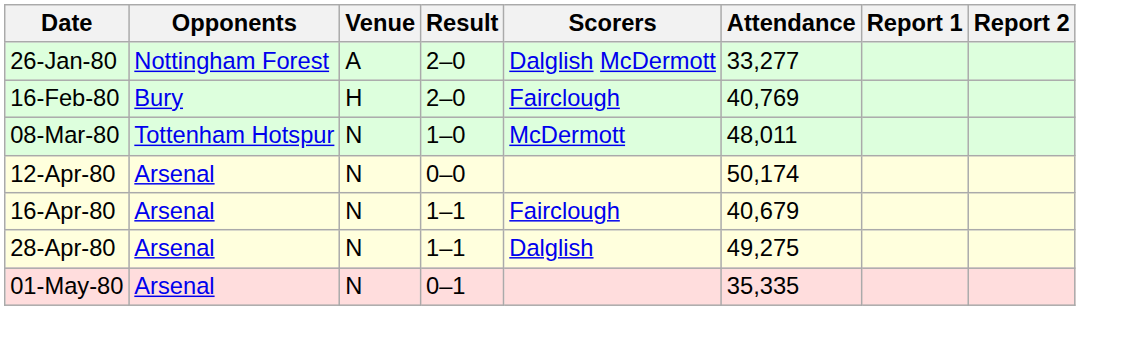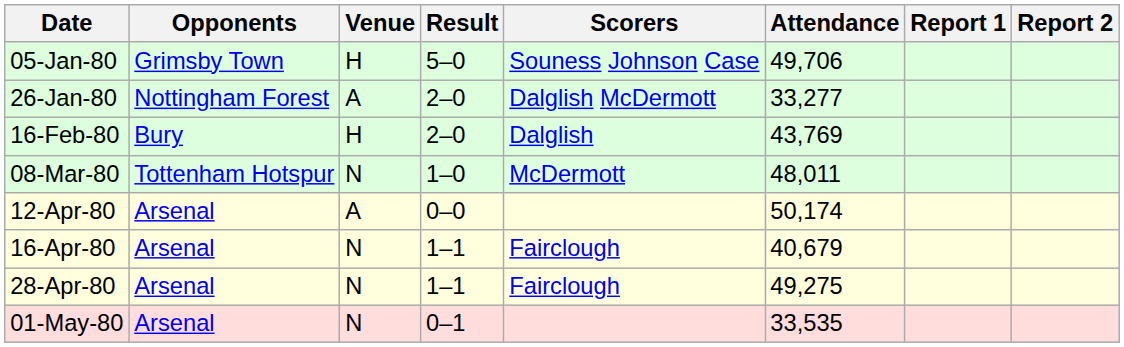+ row: (64, 60)
(565, 98) Fairclough -> (551, 135) Dalglish
(763, 98) 40,769 -> (807, 135) 43,769
(354, 173) N -> (353, 211) A
(551, 248) Dalglish -> (565, 286) Fairclough
(763, 286) 35,335 -> (807, 323) 33,535
